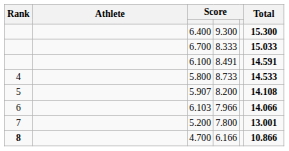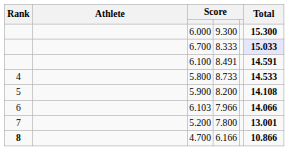(200, 31) 6.400 -> (200, 31) 6.000
(264, 46) no background -> (264, 46) lavender background
(200, 92) 5.907 -> (200, 92) 5.900
